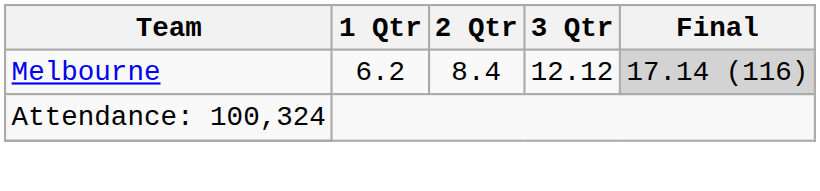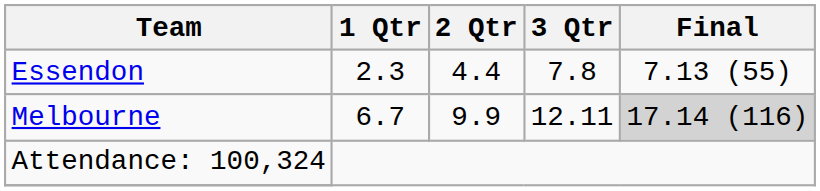+ row: (78, 72)
(380, 72) 6.2 -> (380, 117) 6.7
(476, 72) 8.4 -> (476, 117) 9.9
(572, 72) 12.12 -> (572, 117) 12.11
